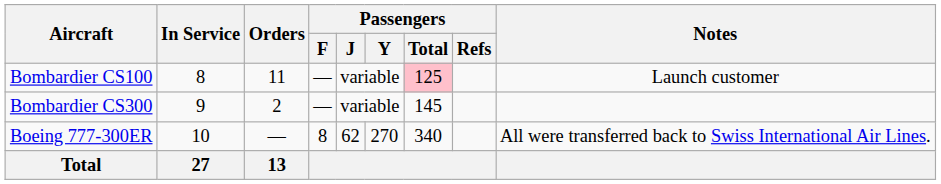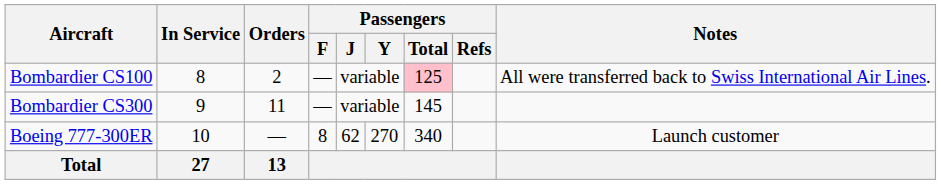(277, 77) 11 -> (277, 77) 2
(715, 77) Launch customer -> (715, 77) All were transferred back to Swiss International Air Lines.
(277, 106) 2 -> (277, 106) 11
(715, 135) All were transferred back to Swiss International Air Lines. -> (715, 135) Launch customer
